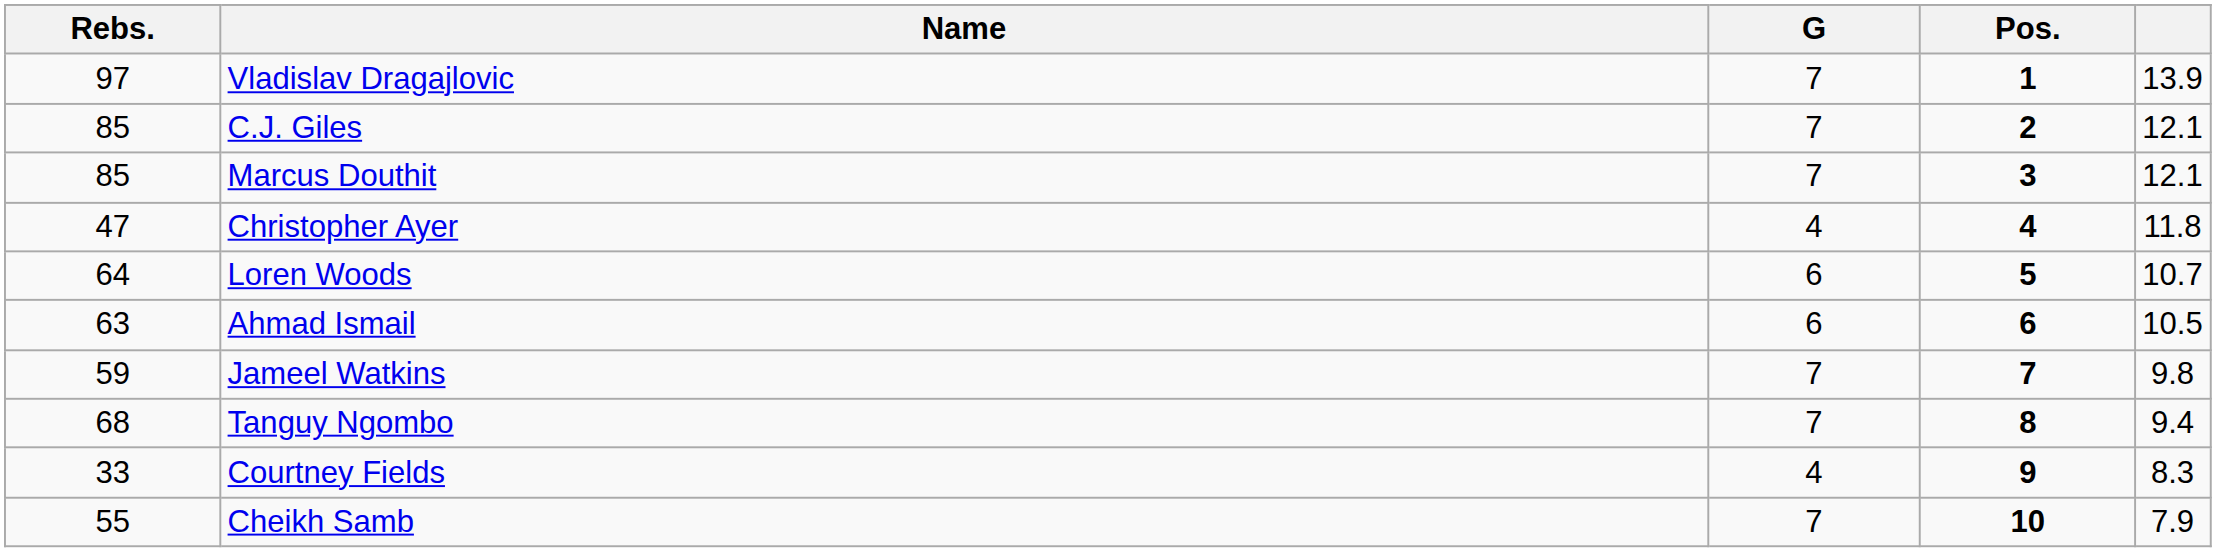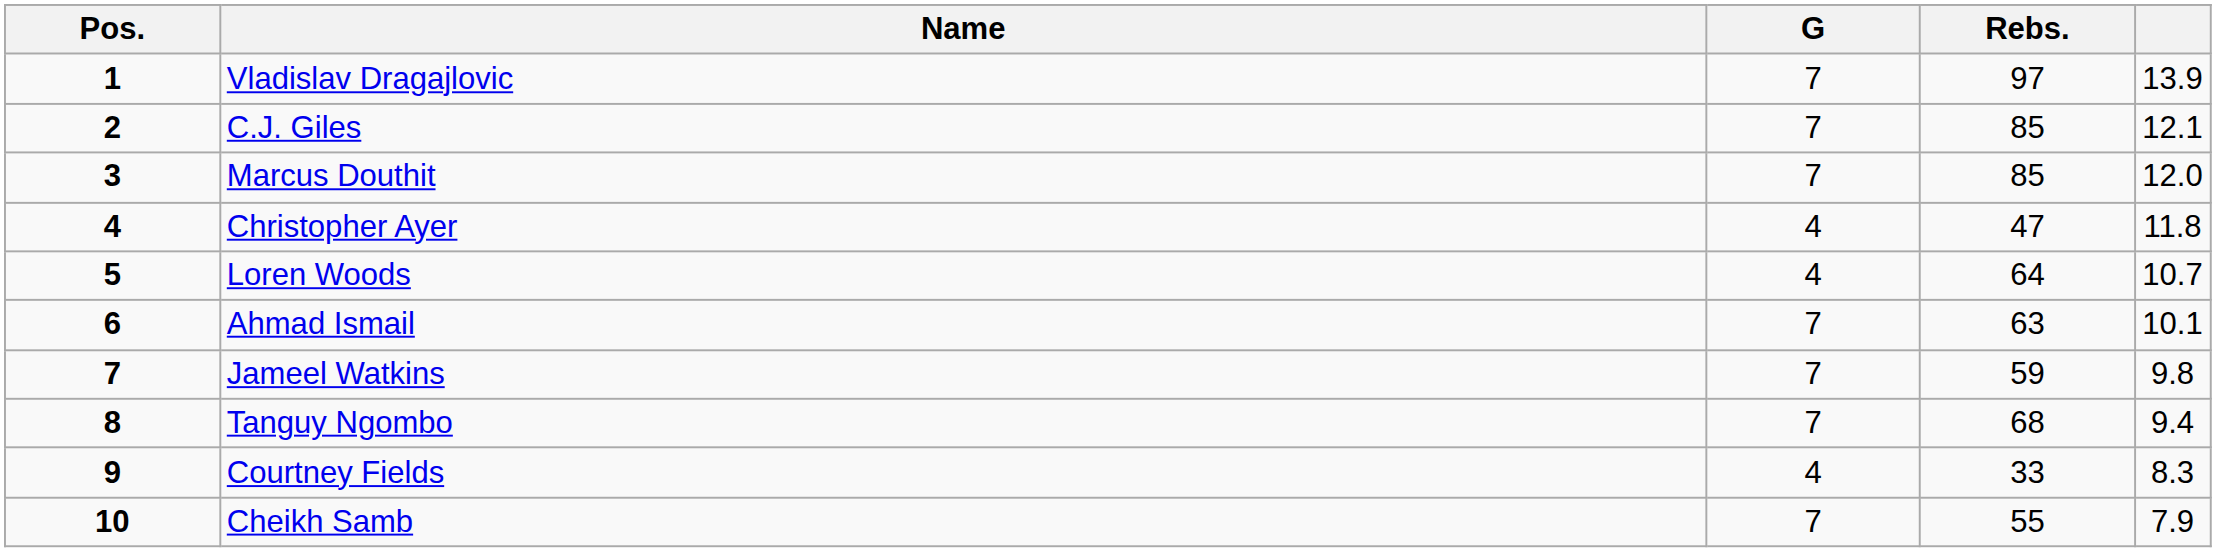columns swapped: (2028, 29) <-> (113, 29)
(2173, 176) 12.1 -> (2173, 176) 12.0
(1814, 275) 6 -> (1813, 275) 4
(1814, 324) 6 -> (1813, 324) 7
(2173, 324) 10.5 -> (2173, 324) 10.1
